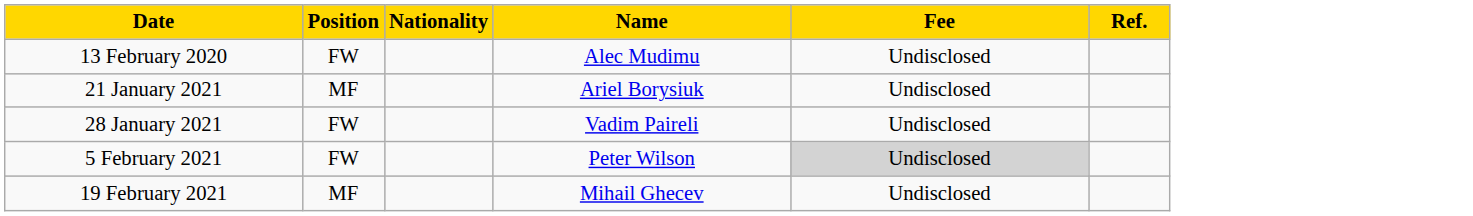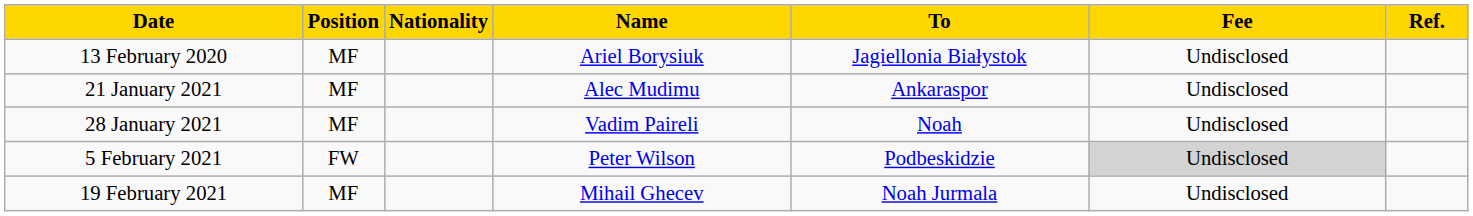+ column: (939, 21)
(343, 56) FW -> (343, 56) MF
(642, 56) Alec Mudimu -> (642, 56) Ariel Borysiuk
(642, 90) Ariel Borysiuk -> (642, 90) Alec Mudimu
(343, 124) FW -> (343, 124) MF
